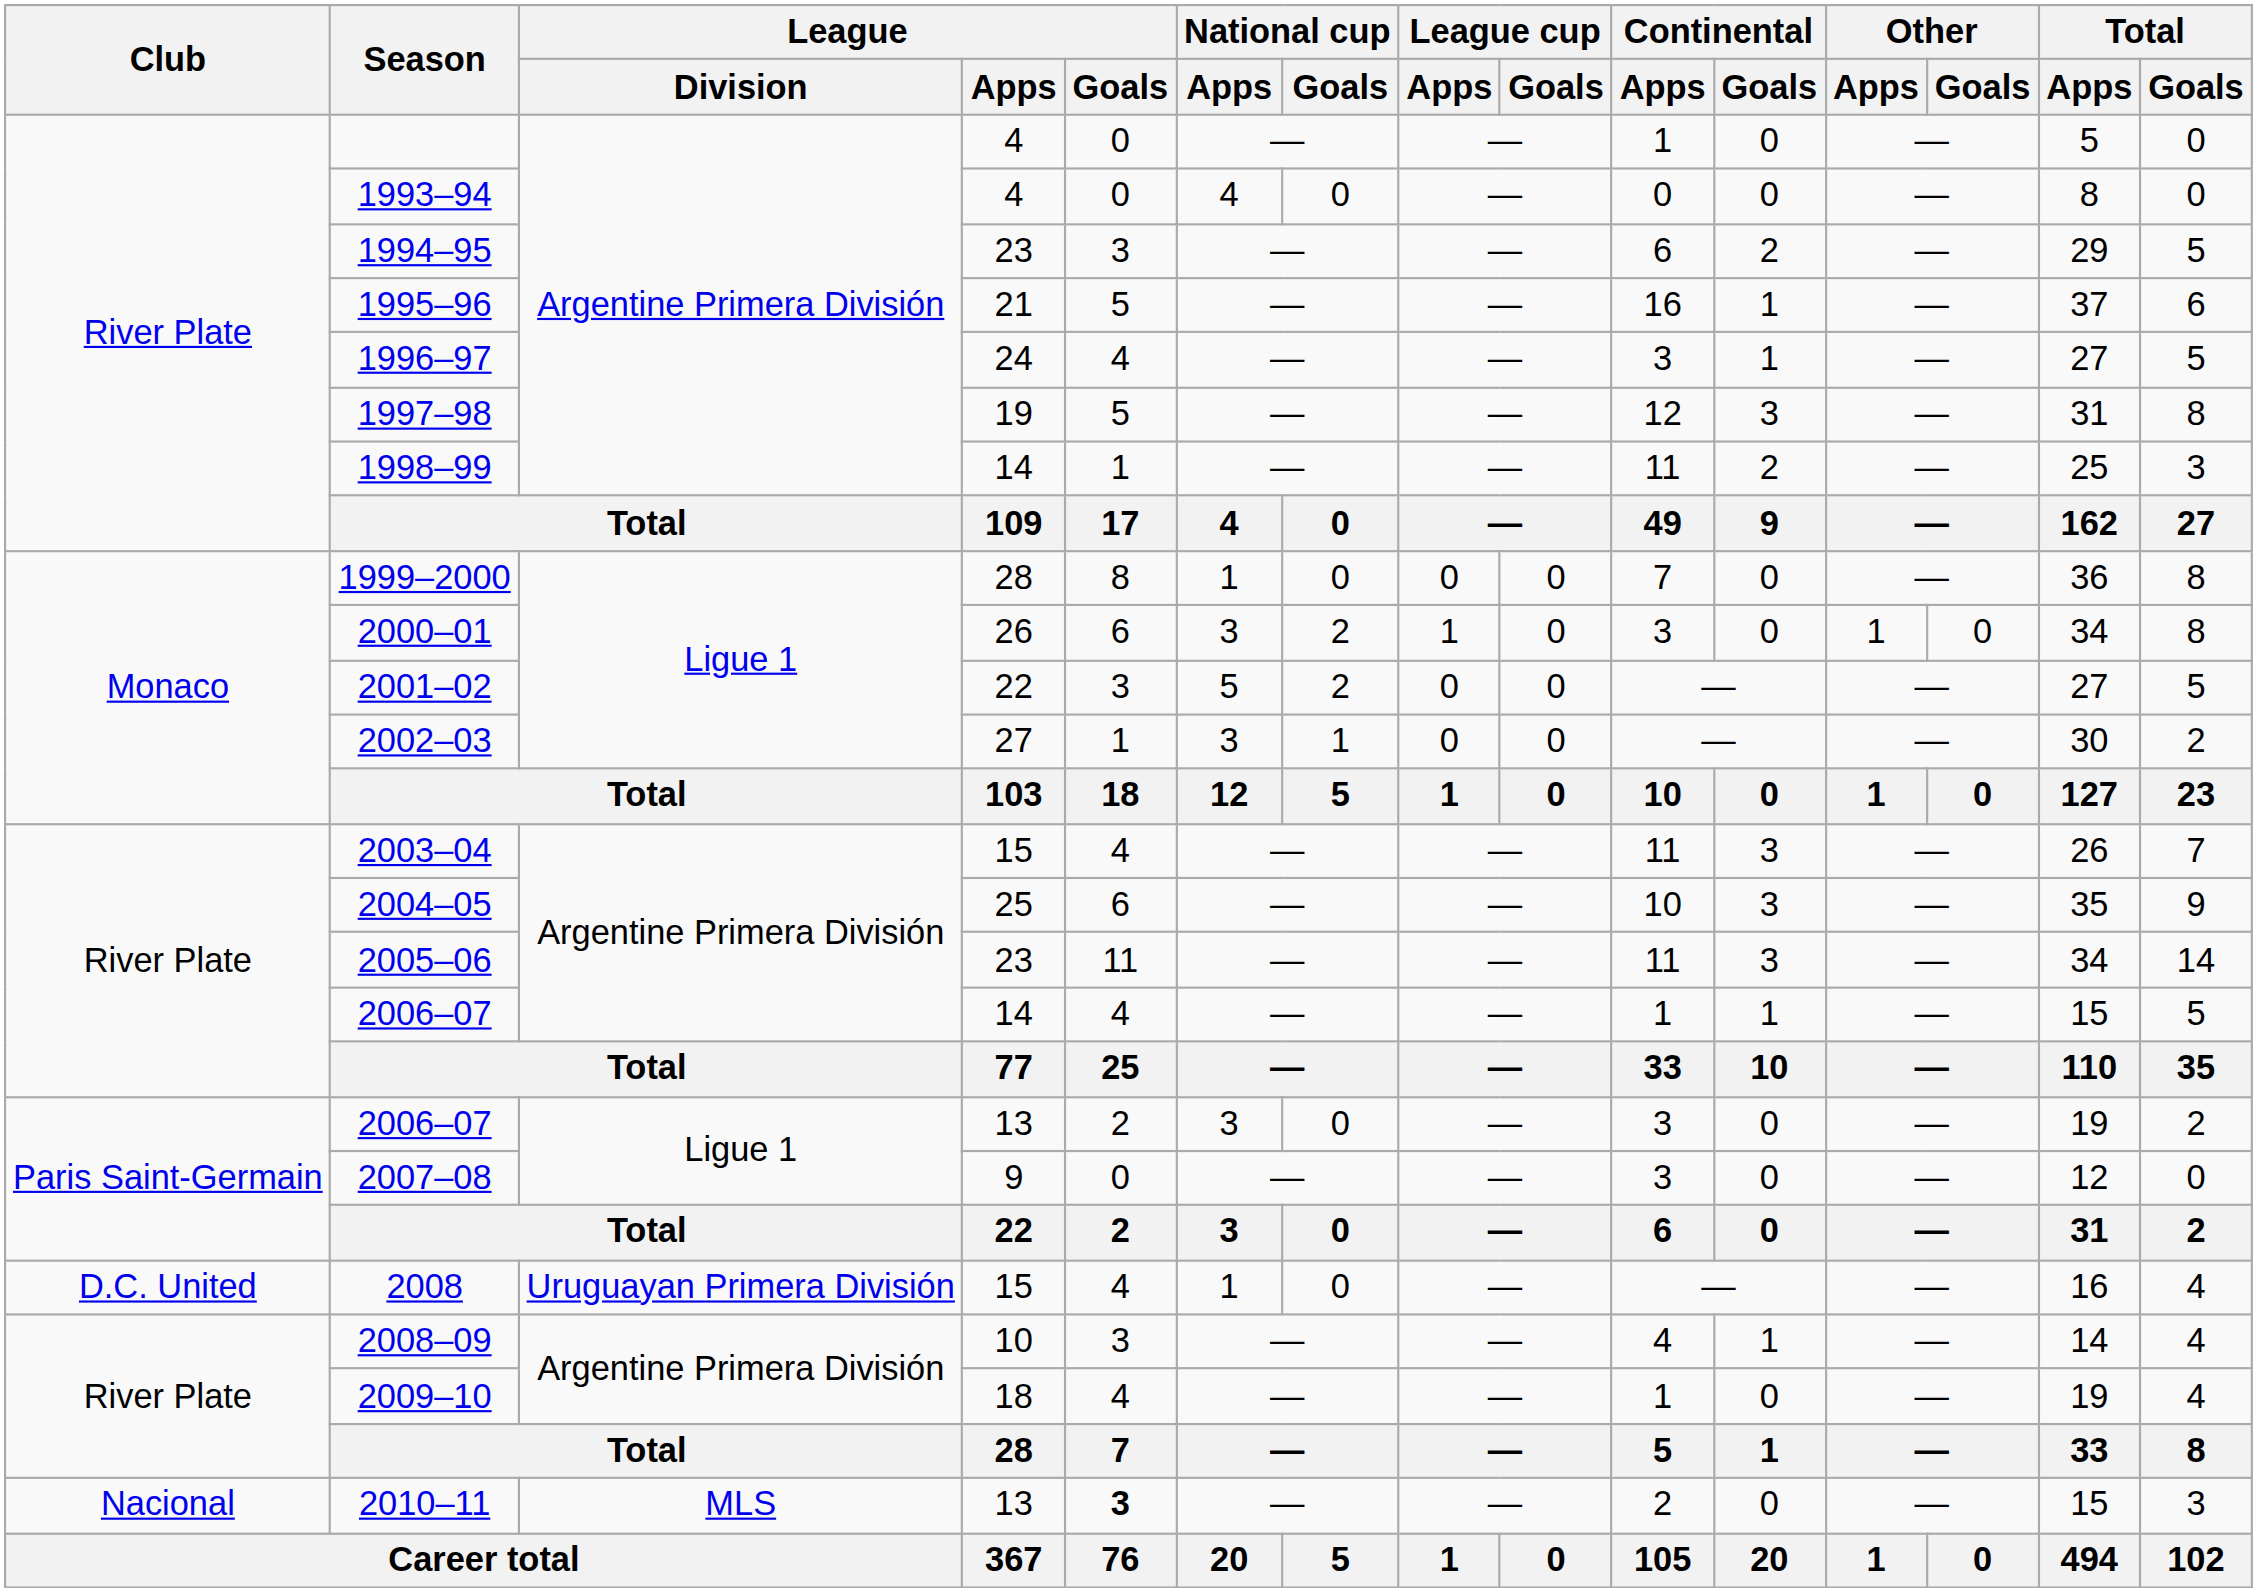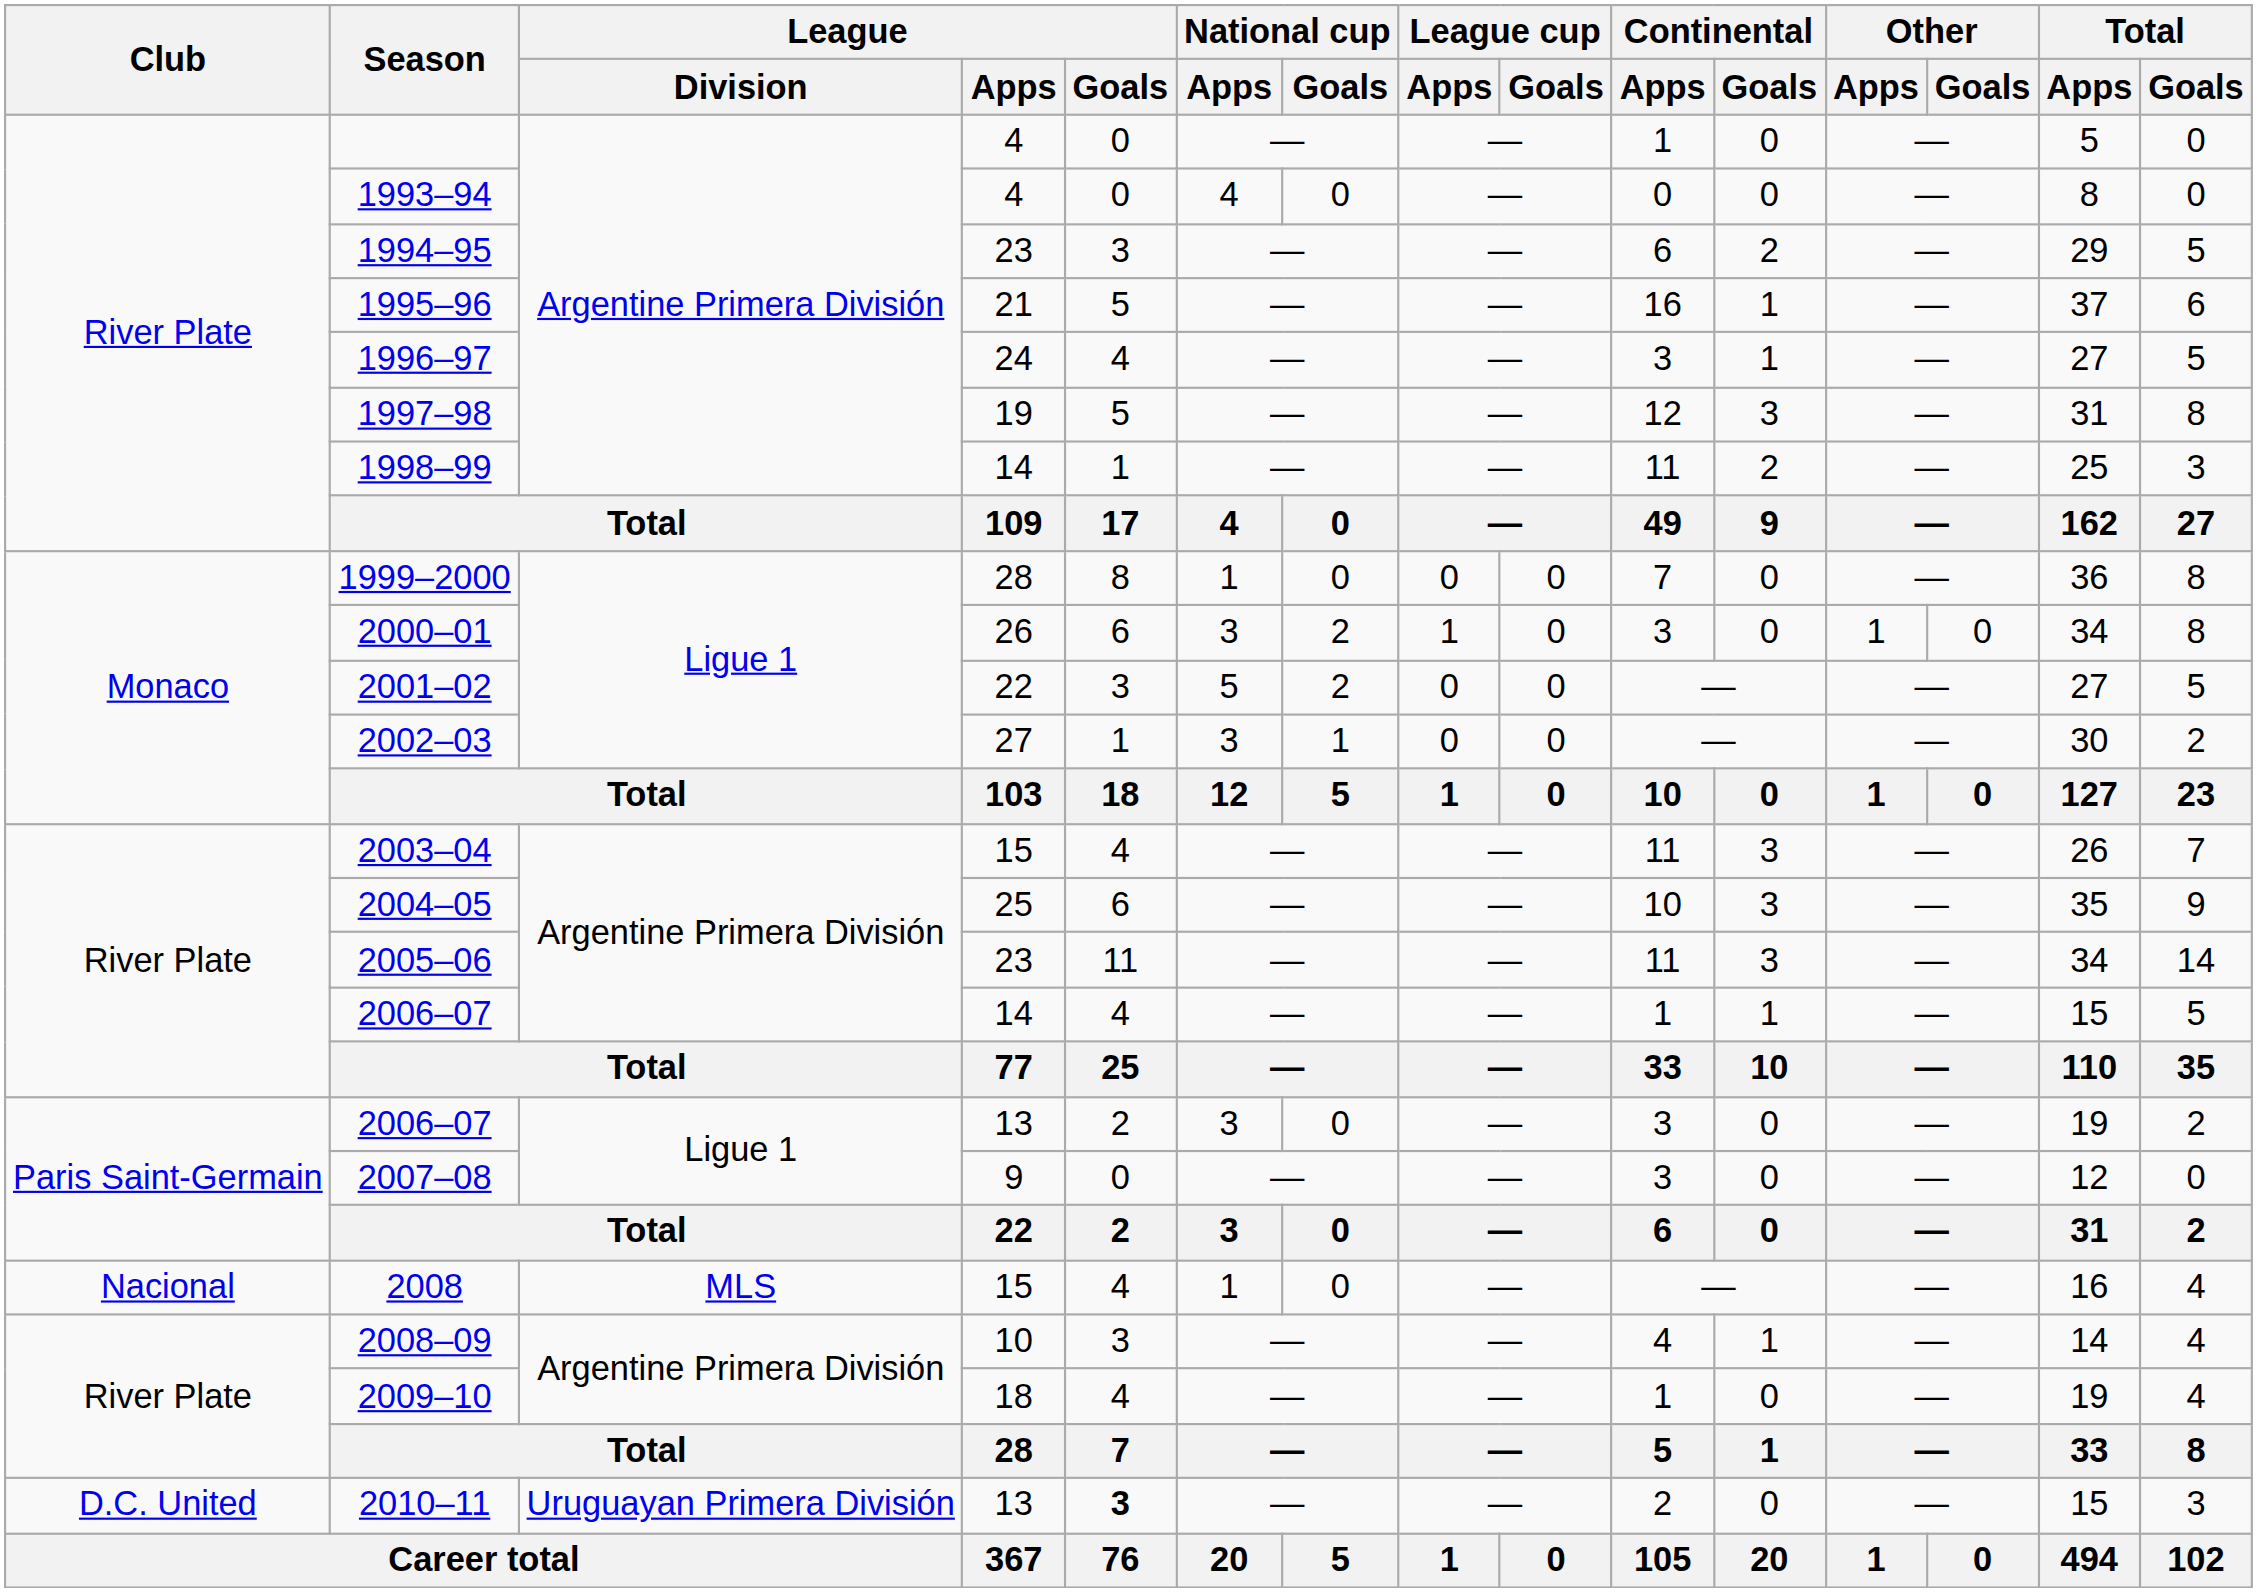(168, 1286) D.C. United -> (168, 1286) Nacional
(741, 1286) Uruguayan Primera División -> (741, 1286) MLS
(168, 1504) Nacional -> (168, 1504) D.C. United
(741, 1504) MLS -> (741, 1504) Uruguayan Primera División
